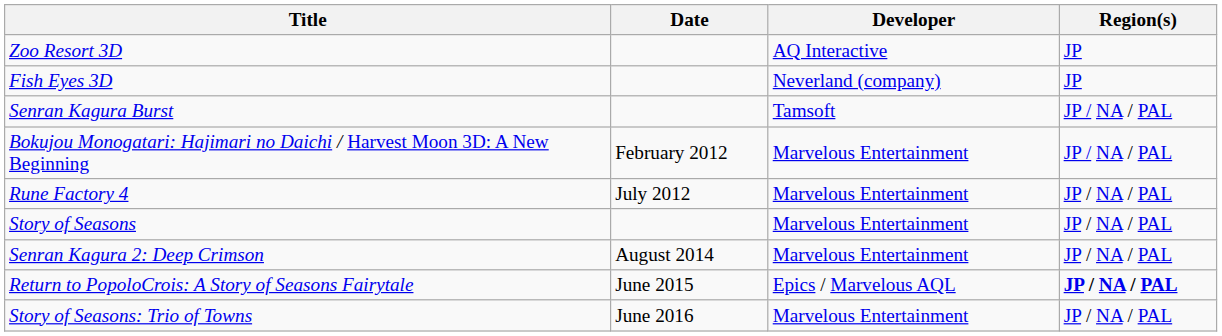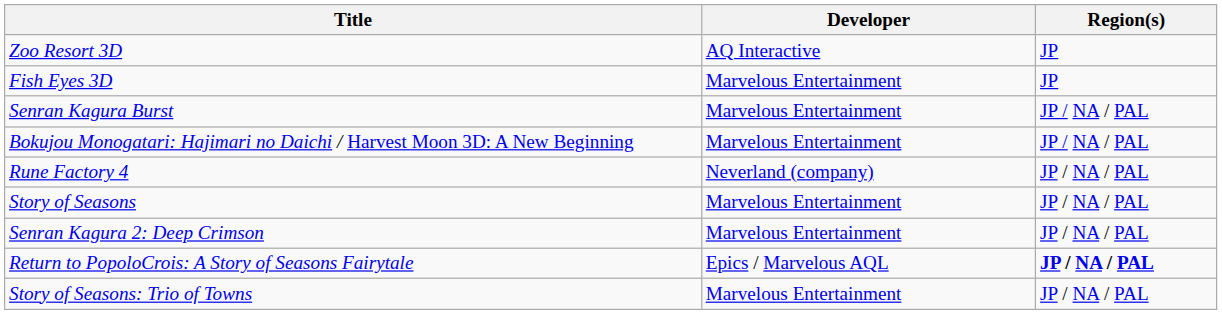- column: (690, 19)
(857, 80) Neverland (company) -> (804, 80) Marvelous Entertainment
(804, 111) Tamsoft -> (804, 111) Marvelous Entertainment
(871, 193) Marvelous Entertainment -> (790, 171) Neverland (company)
